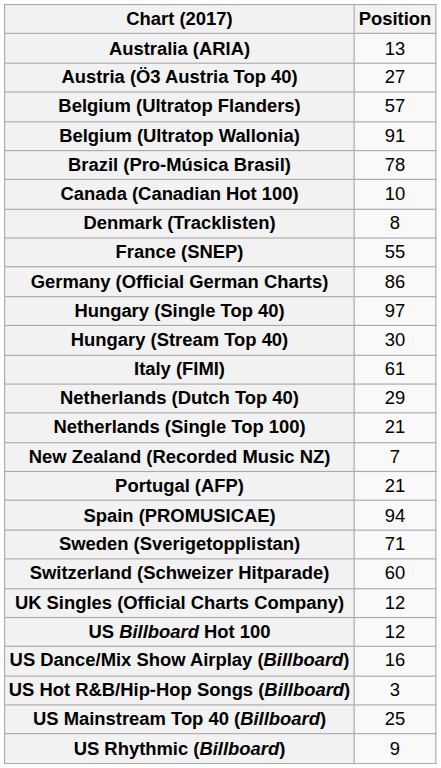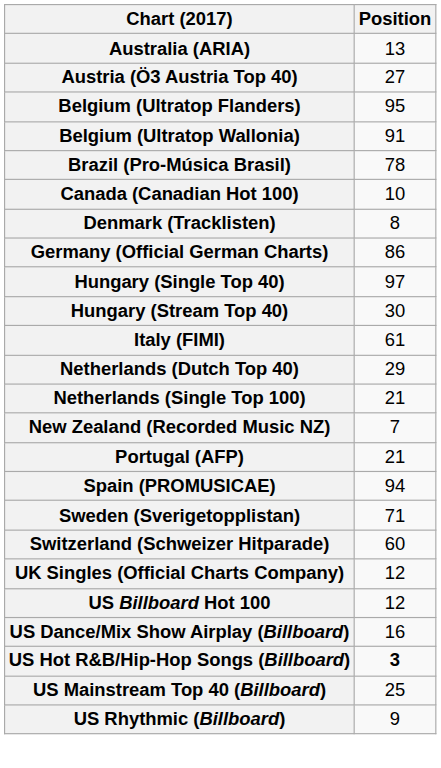(395, 106) 57 -> (395, 106) 95
- row: (180, 252)
(395, 690) normal -> (395, 661) bold
